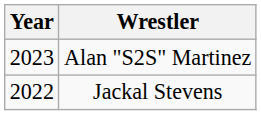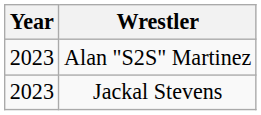(32, 92) 2022 -> (32, 92) 2023
